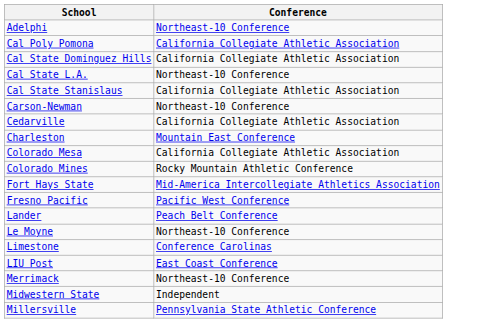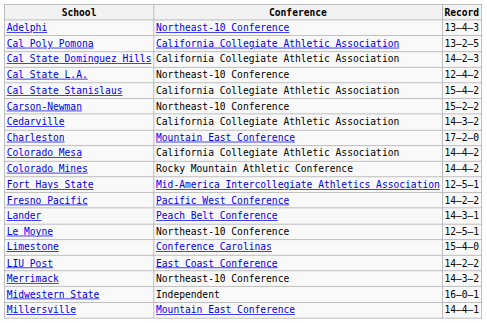+ column: (462, 12)
(266, 310) Pennsylvania State Athletic Conference -> (226, 310) Mountain East Conference
